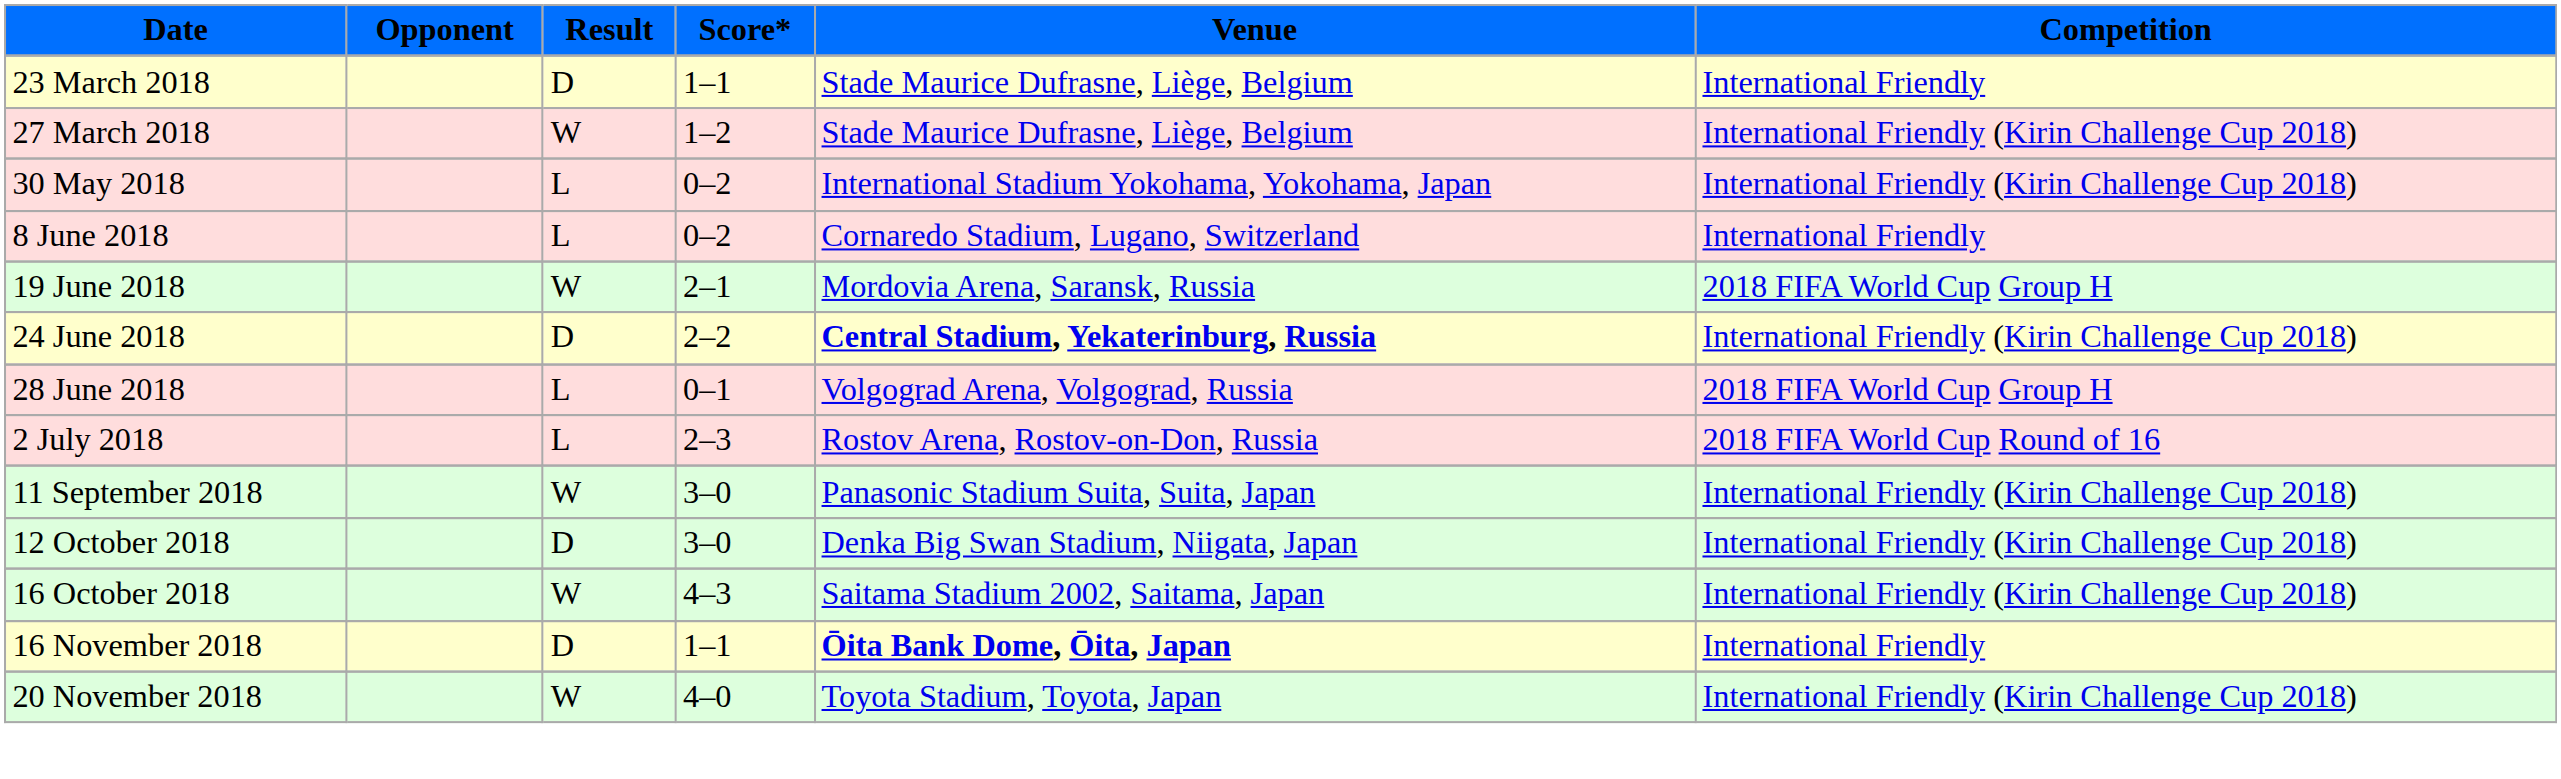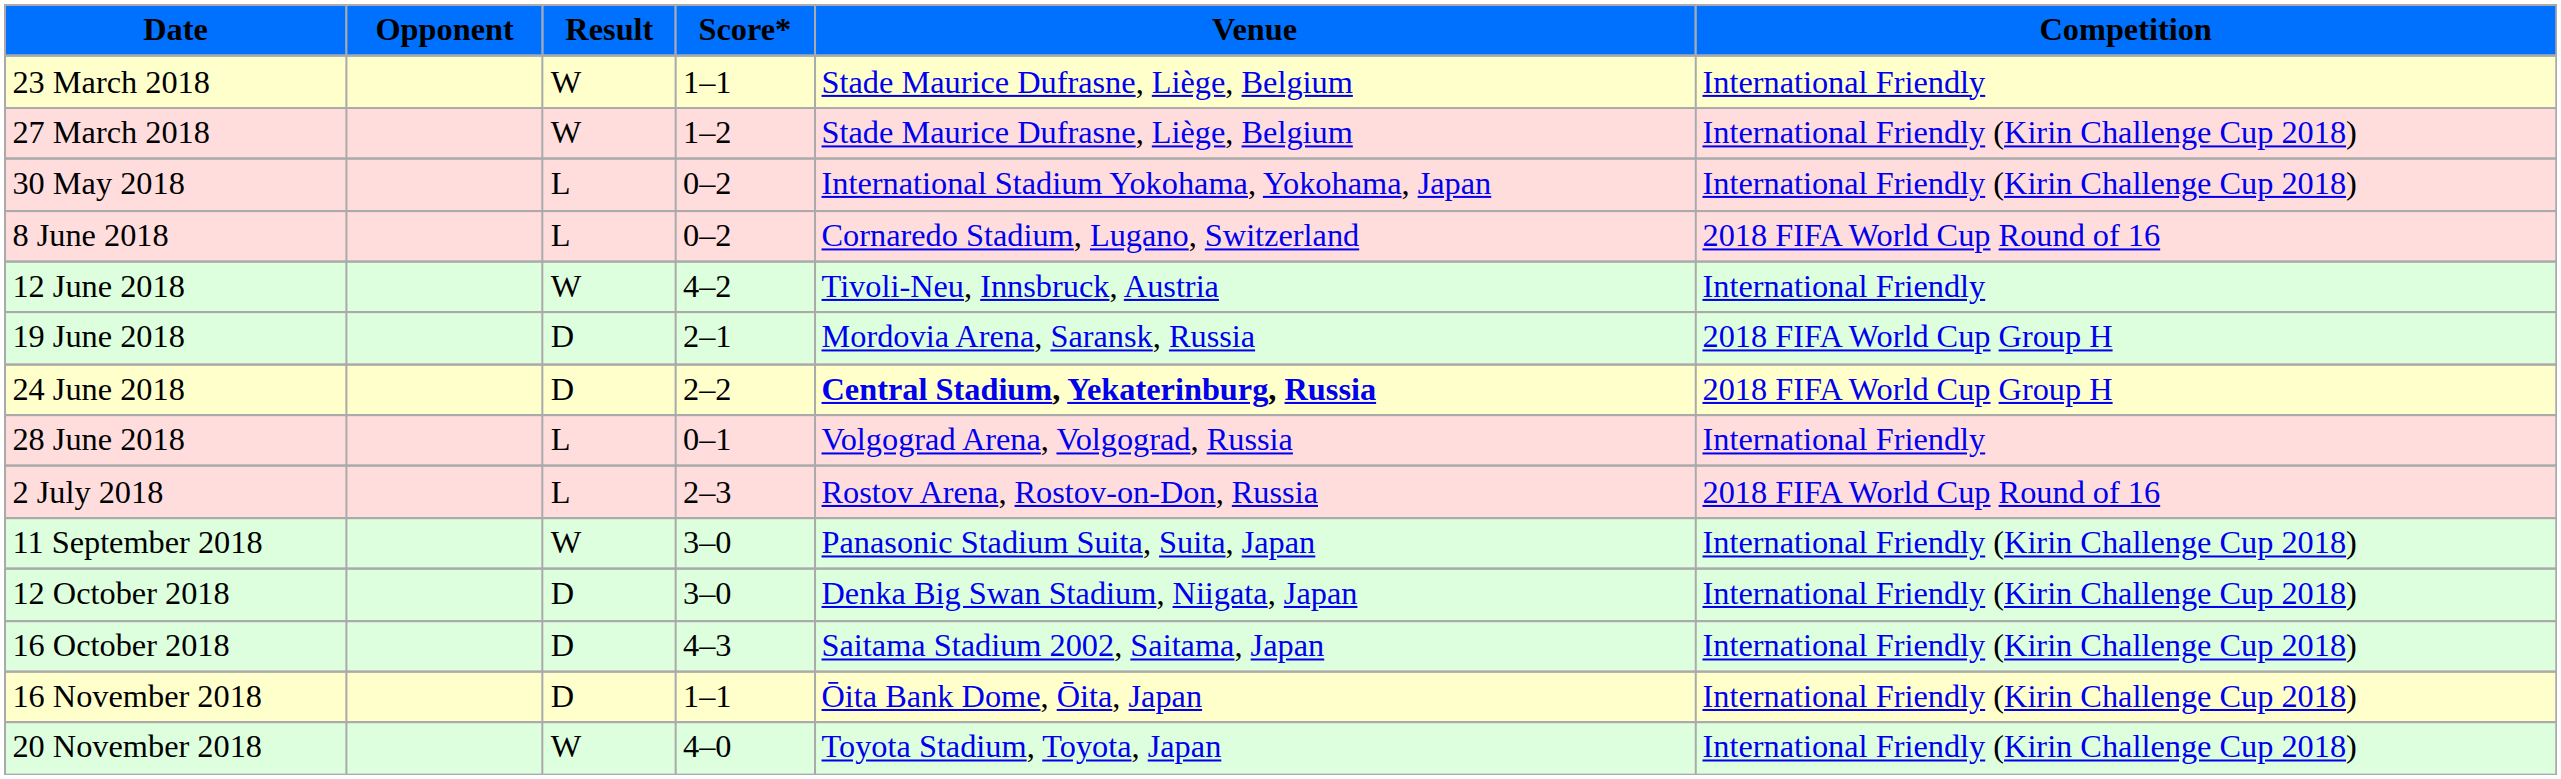(562, 81) D -> (566, 81) W
(1844, 235) International Friendly -> (1931, 235) 2018 FIFA World Cup Round of 16
+ row: (99, 286)
(566, 286) W -> (562, 337) D
(2030, 337) International Friendly (Kirin Challenge Cup 2018) -> (1908, 388) 2018 FIFA World Cup Group H
(1908, 388) 2018 FIFA World Cup Group H -> (1844, 440) International Friendly
(566, 593) W -> (562, 645) D
(1026, 645) bold -> (1012, 696) normal
(1844, 645) International Friendly -> (2030, 696) International Friendly (Kirin Challenge Cup 2018)
